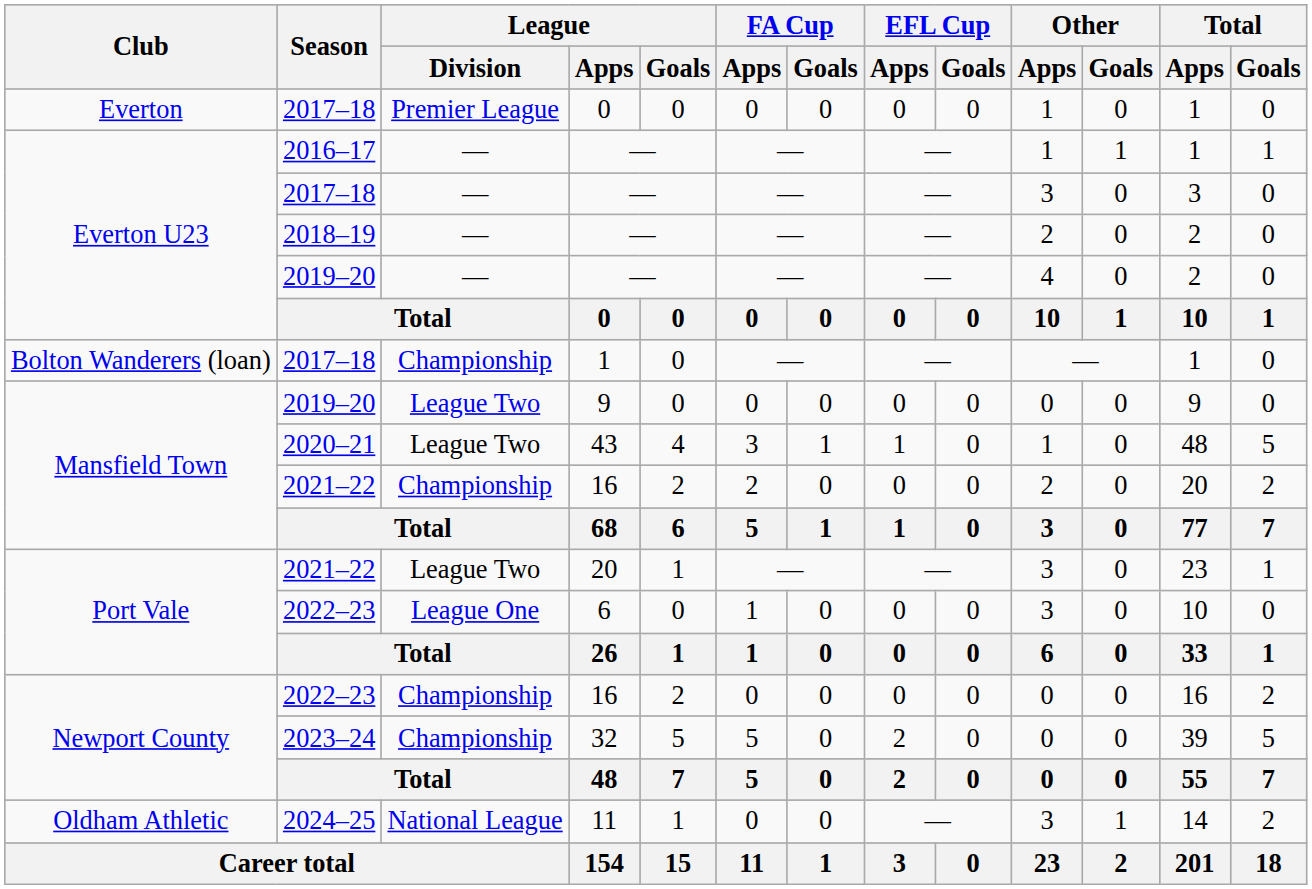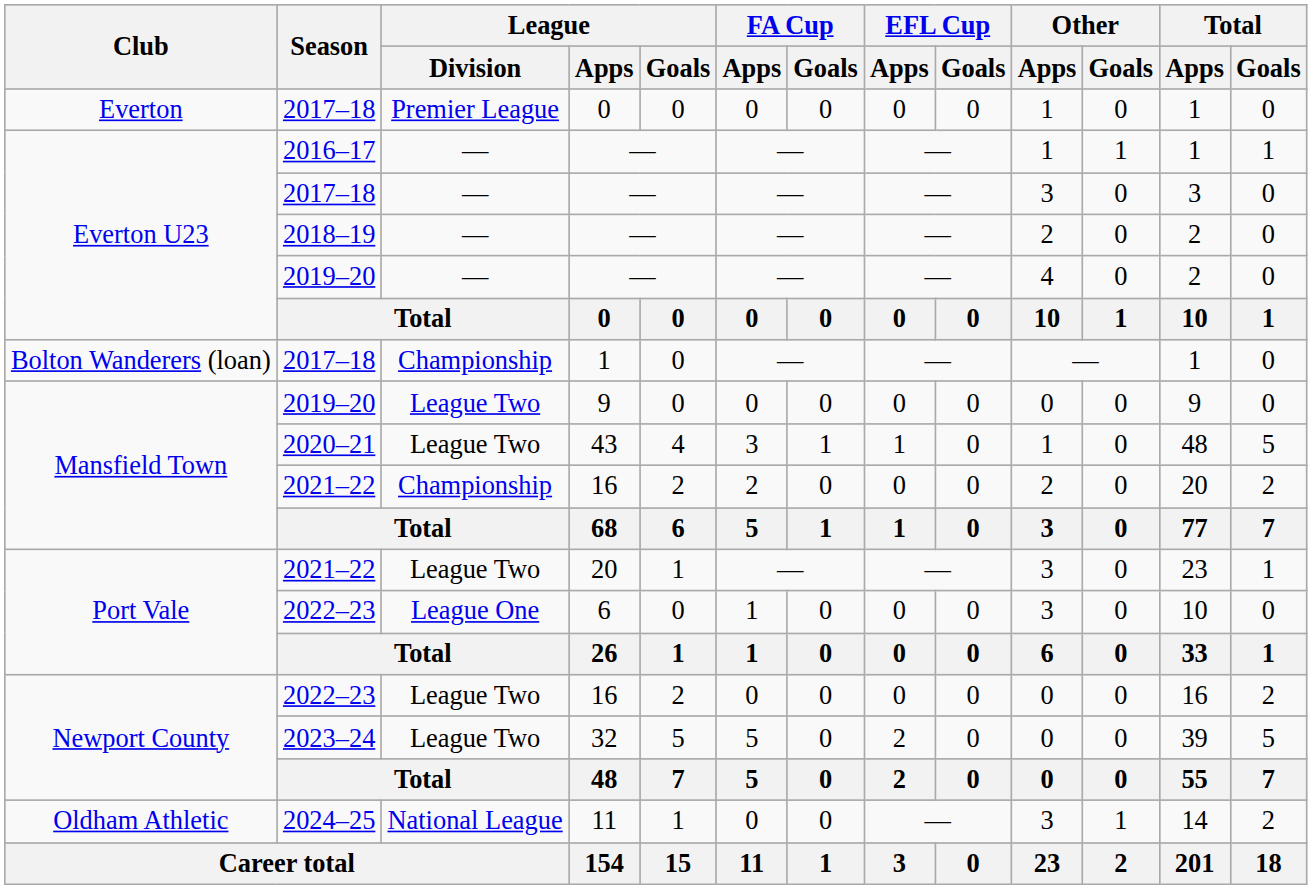(475, 695) Championship -> (475, 695) League Two
(475, 737) Championship -> (475, 737) League Two
